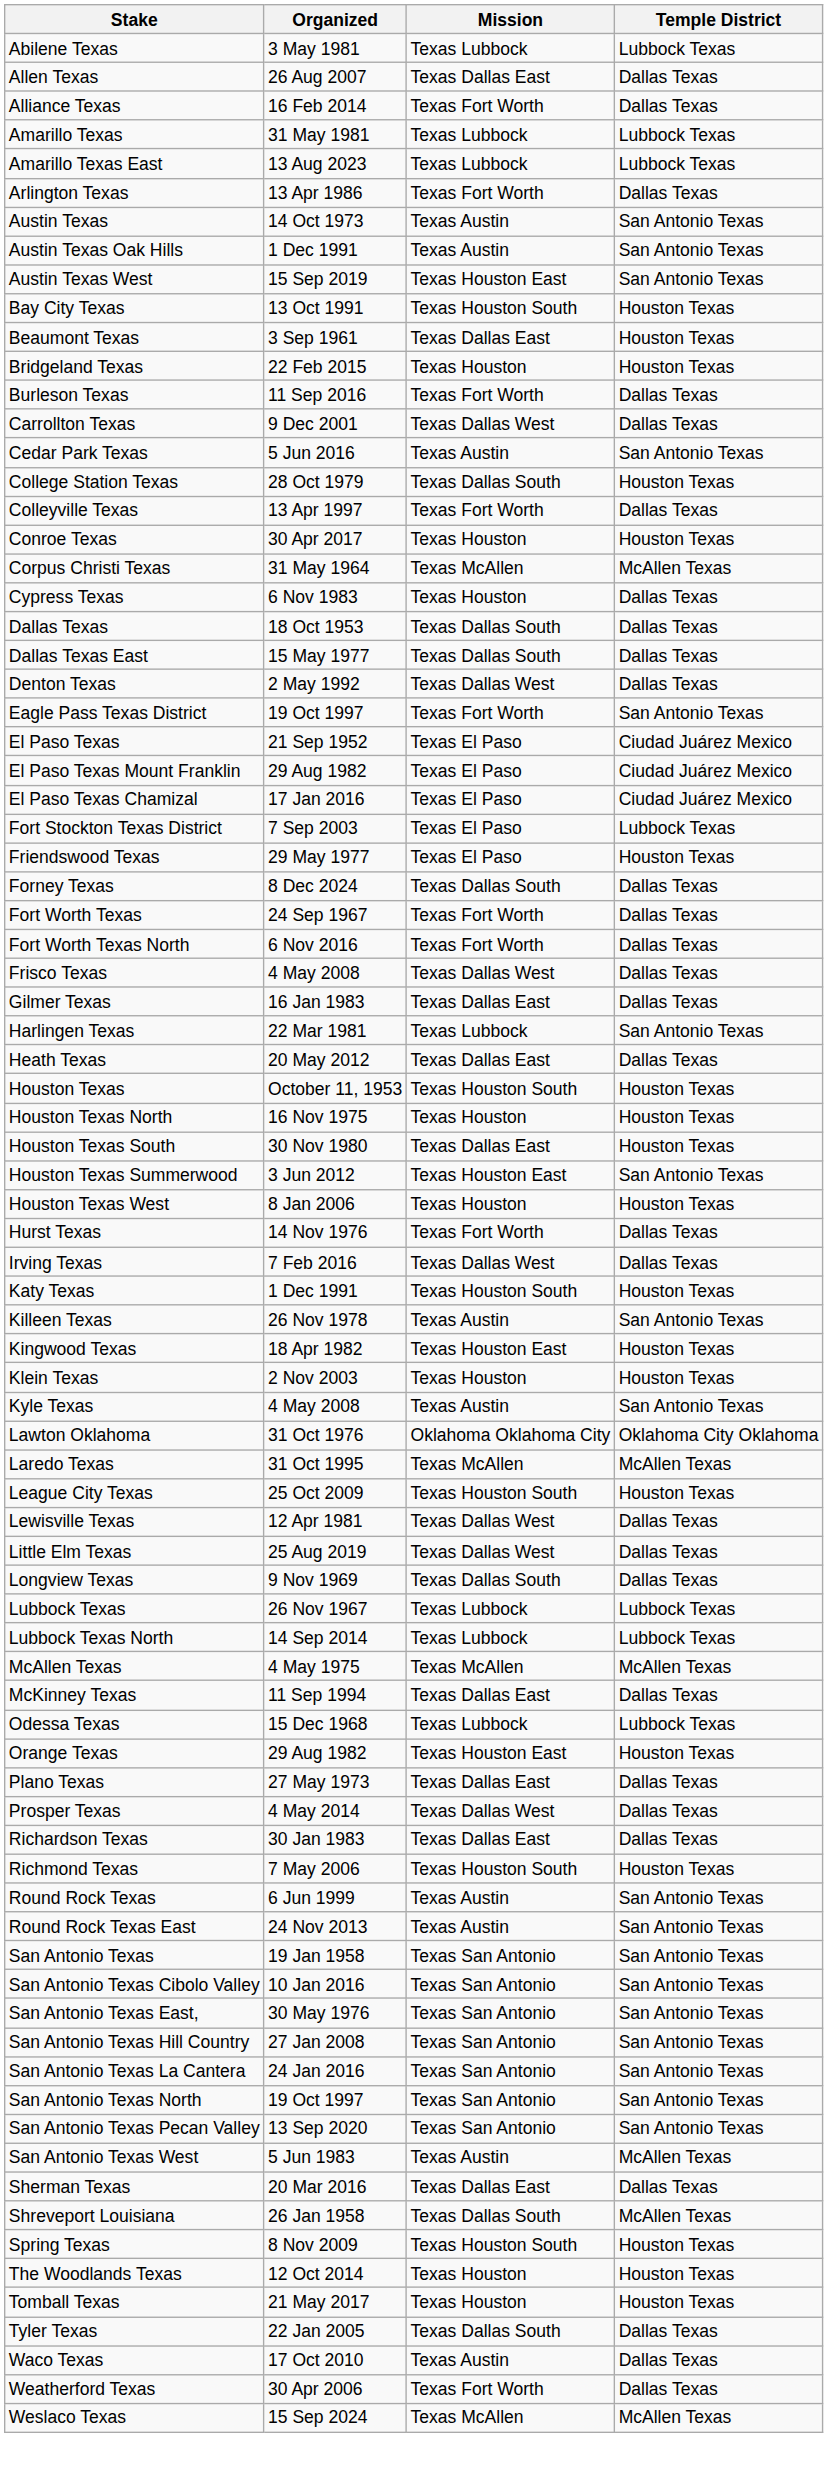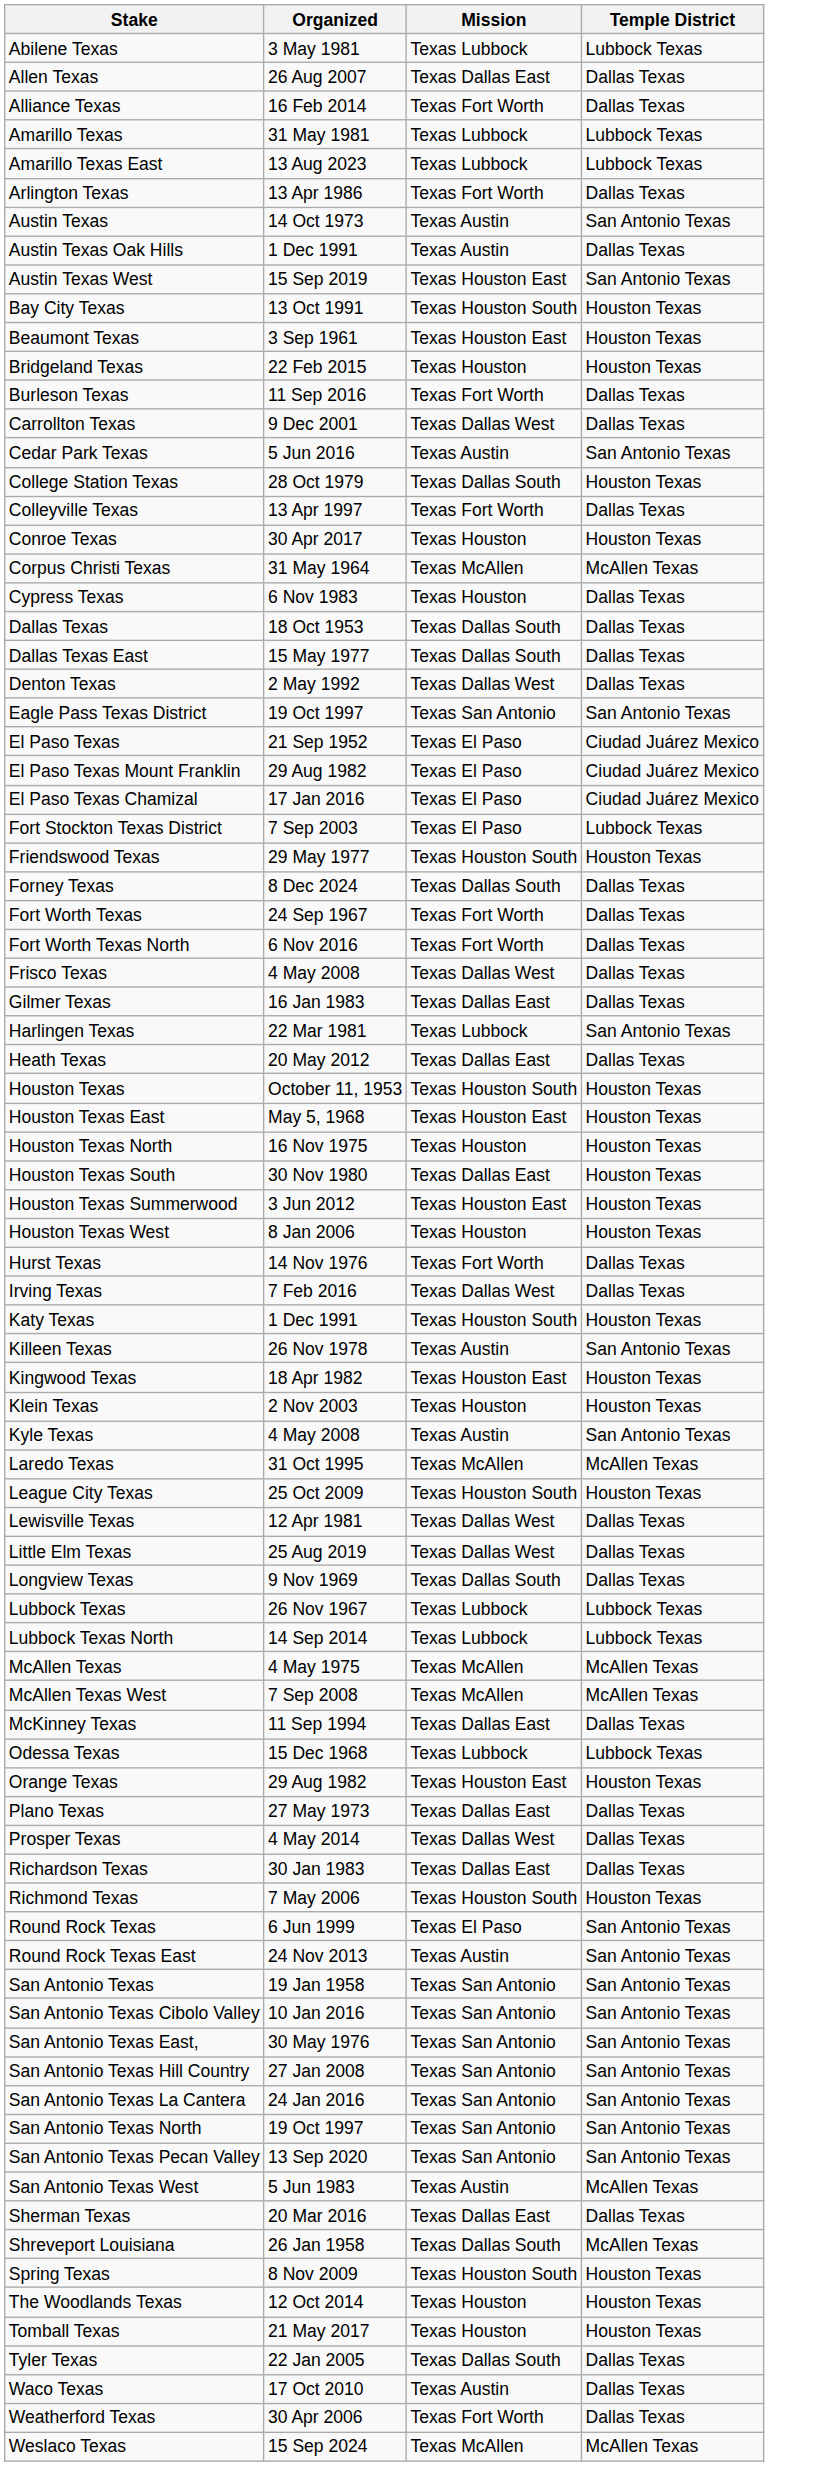(691, 250) San Antonio Texas -> (635, 250) Dallas Texas
(480, 337) Texas Dallas East -> (489, 337) Texas Houston East
(477, 712) Texas Fort Worth -> (483, 712) Texas San Antonio
(466, 857) Texas El Paso -> (494, 857) Texas Houston South
+ row: (87, 1117)
(691, 1175) San Antonio Texas -> (643, 1204) Houston Texas
- row: (80, 1435)
+ row: (87, 1695)
(460, 1897) Texas Austin -> (466, 1926) Texas El Paso
